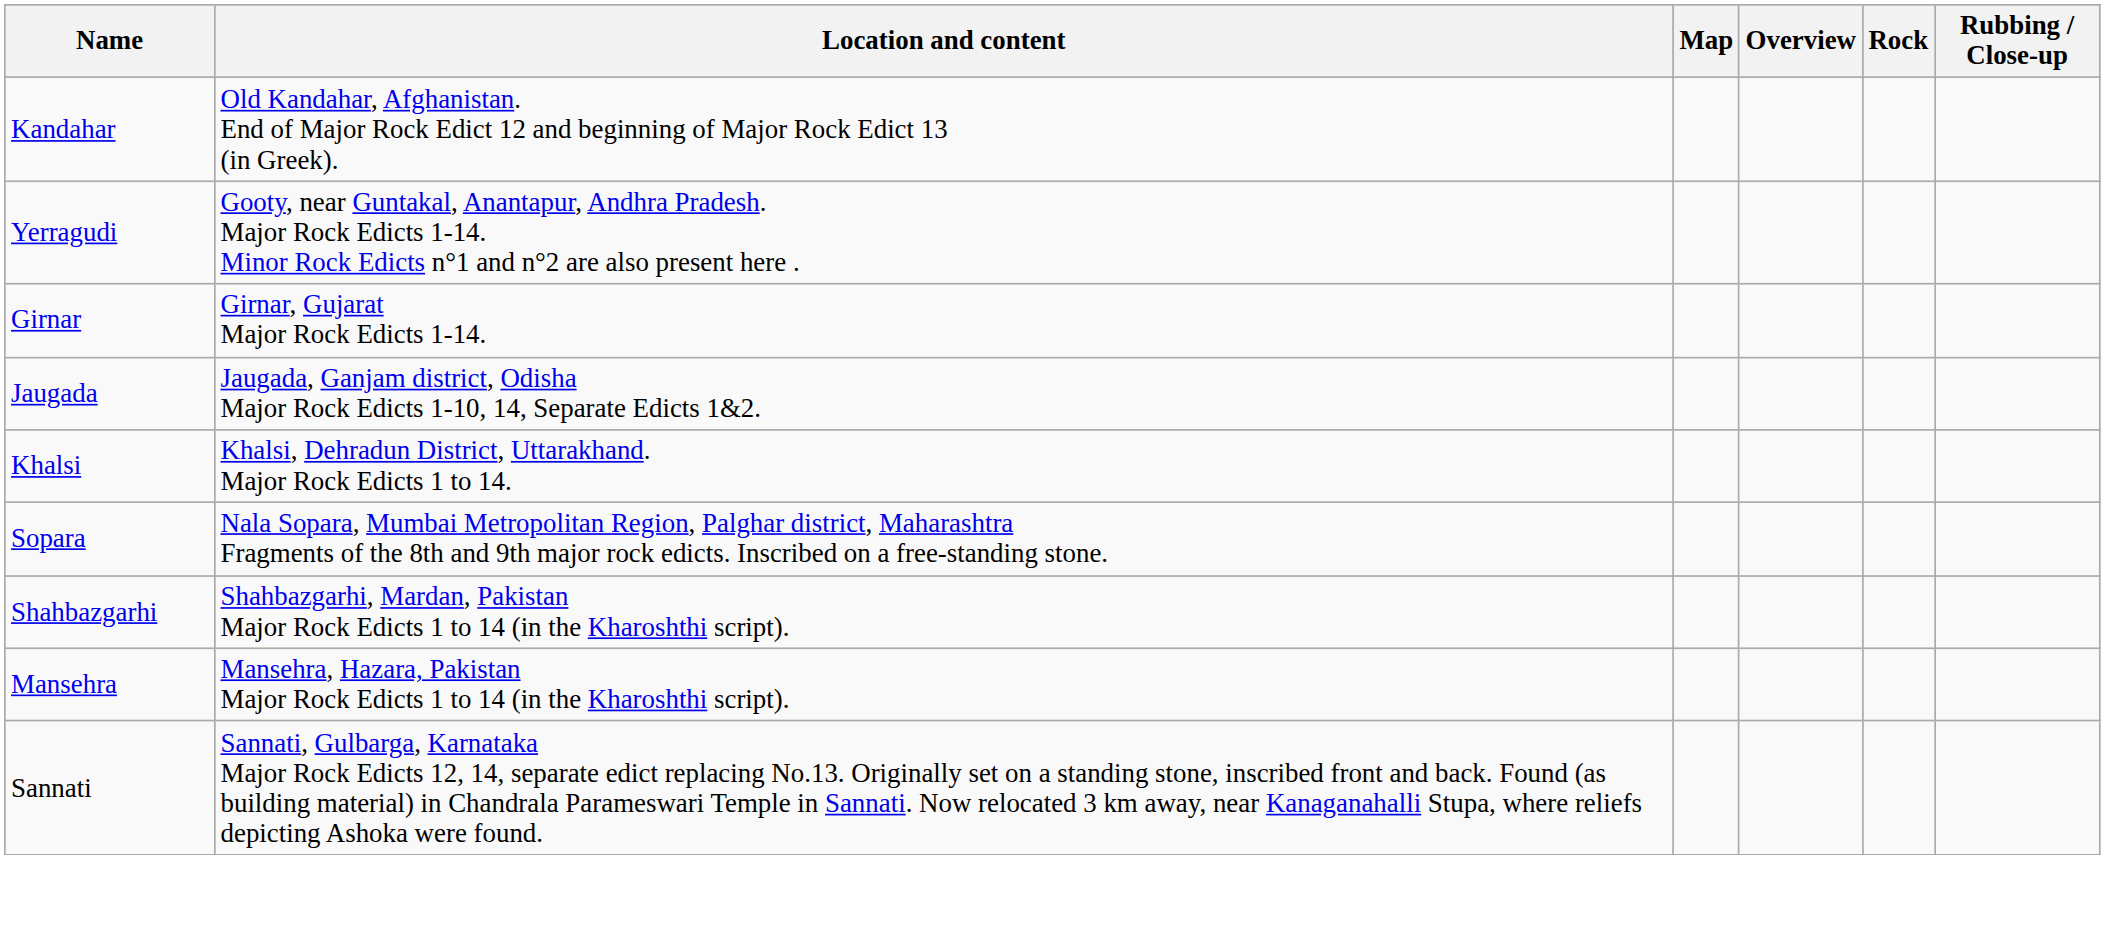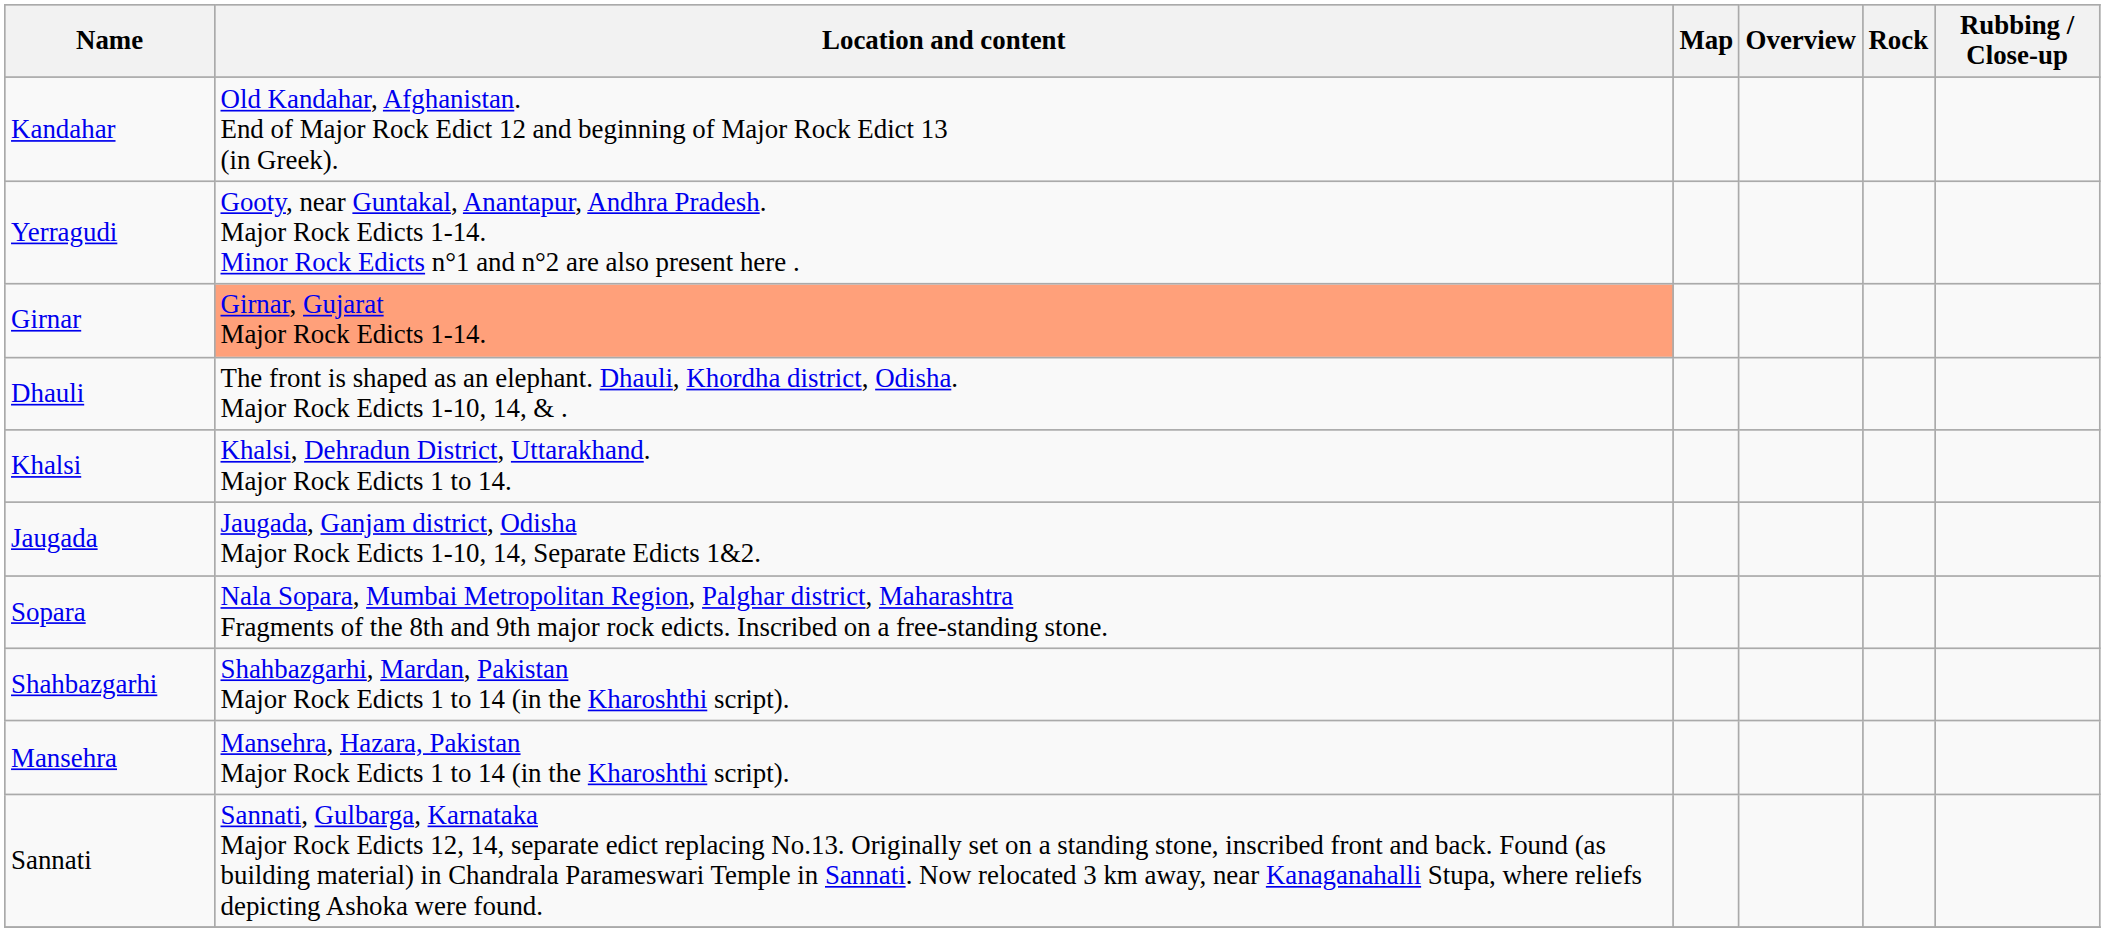(353, 320) no background -> (353, 320) lightsalmon background
+ row: (48, 392)
rows swapped: (54, 392) <-> (46, 465)
